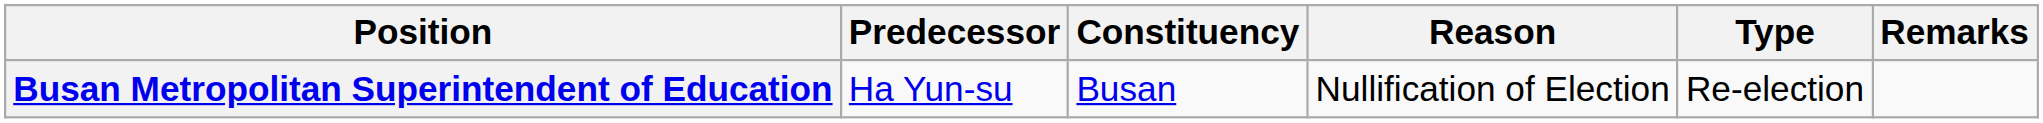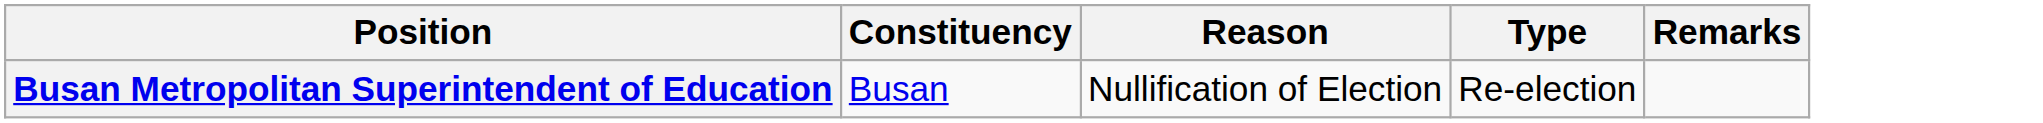- column: (955, 32)
